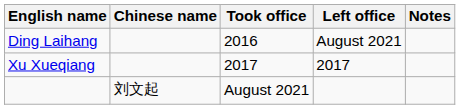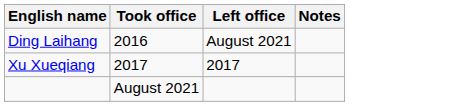- column: (165, 16)
